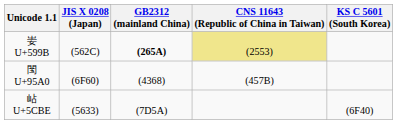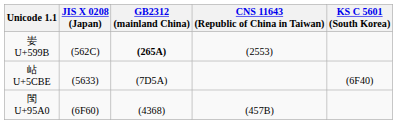(259, 52) khaki background -> (259, 52) no background
rows swapped: (32, 75) <-> (32, 105)
